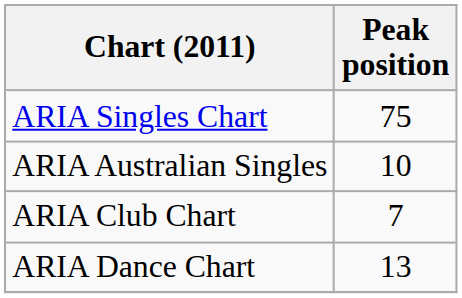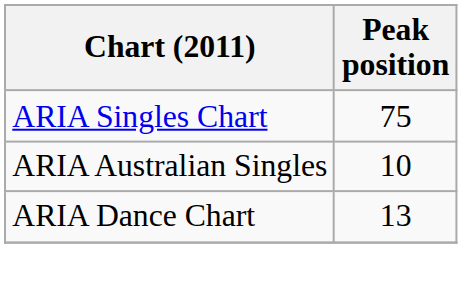- row: (124, 215)
